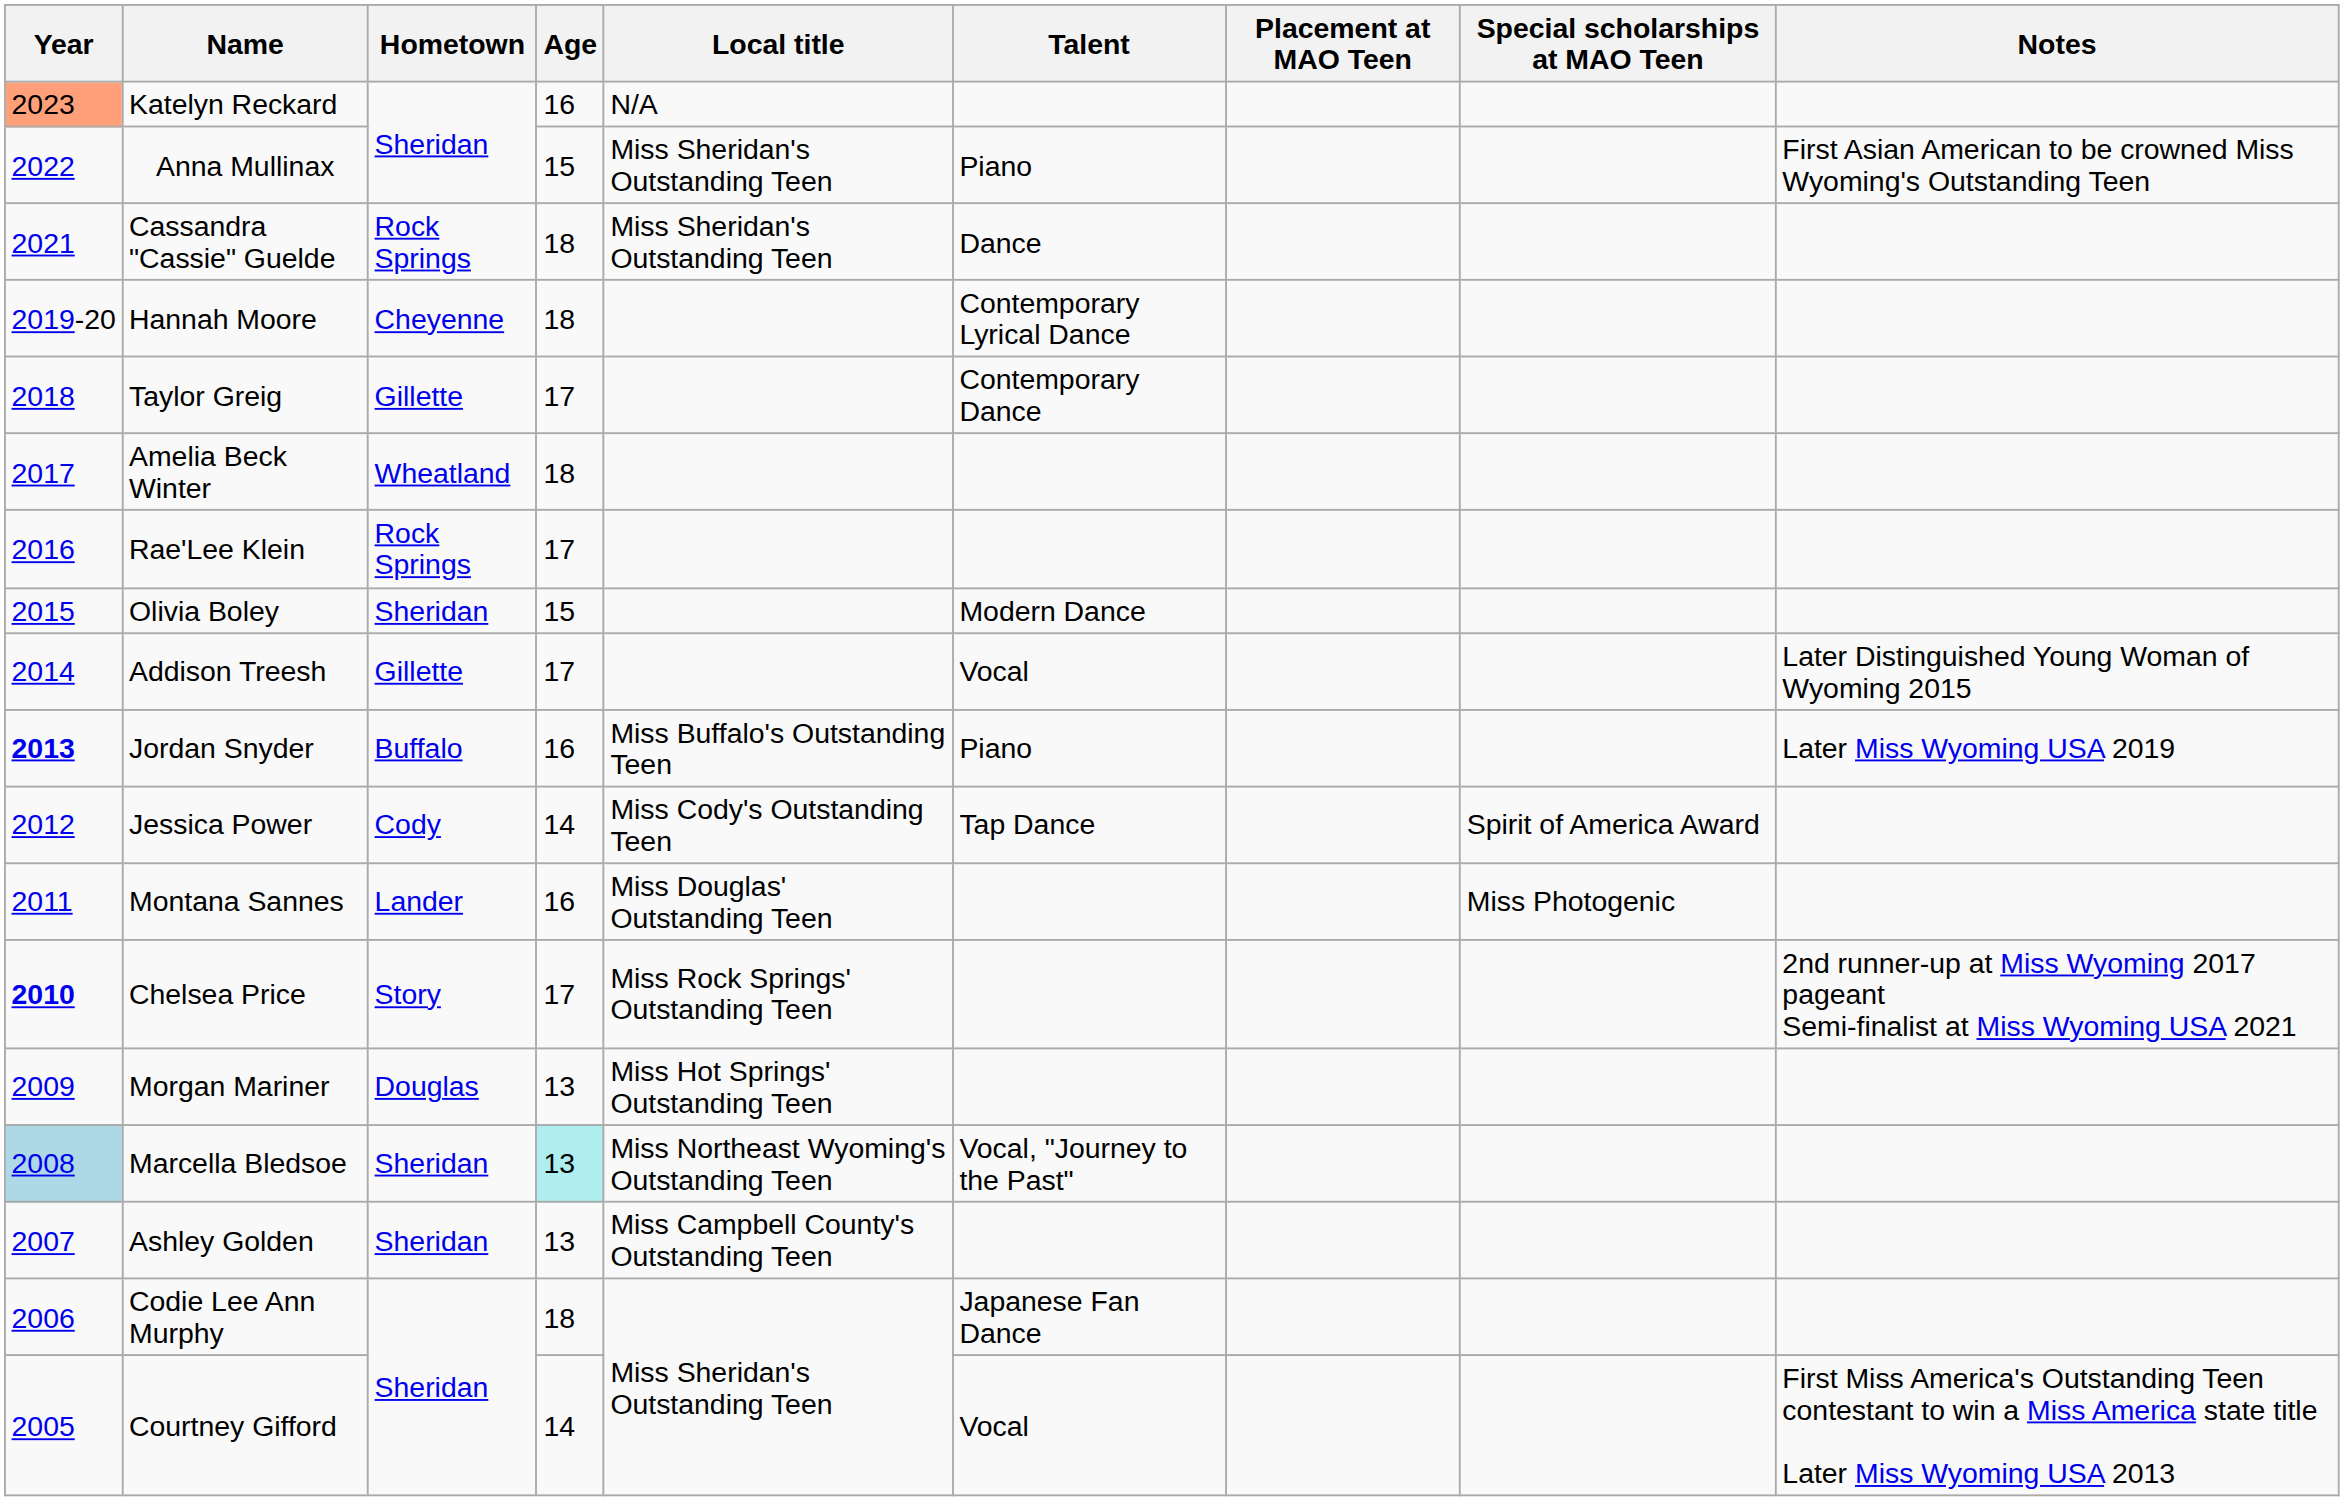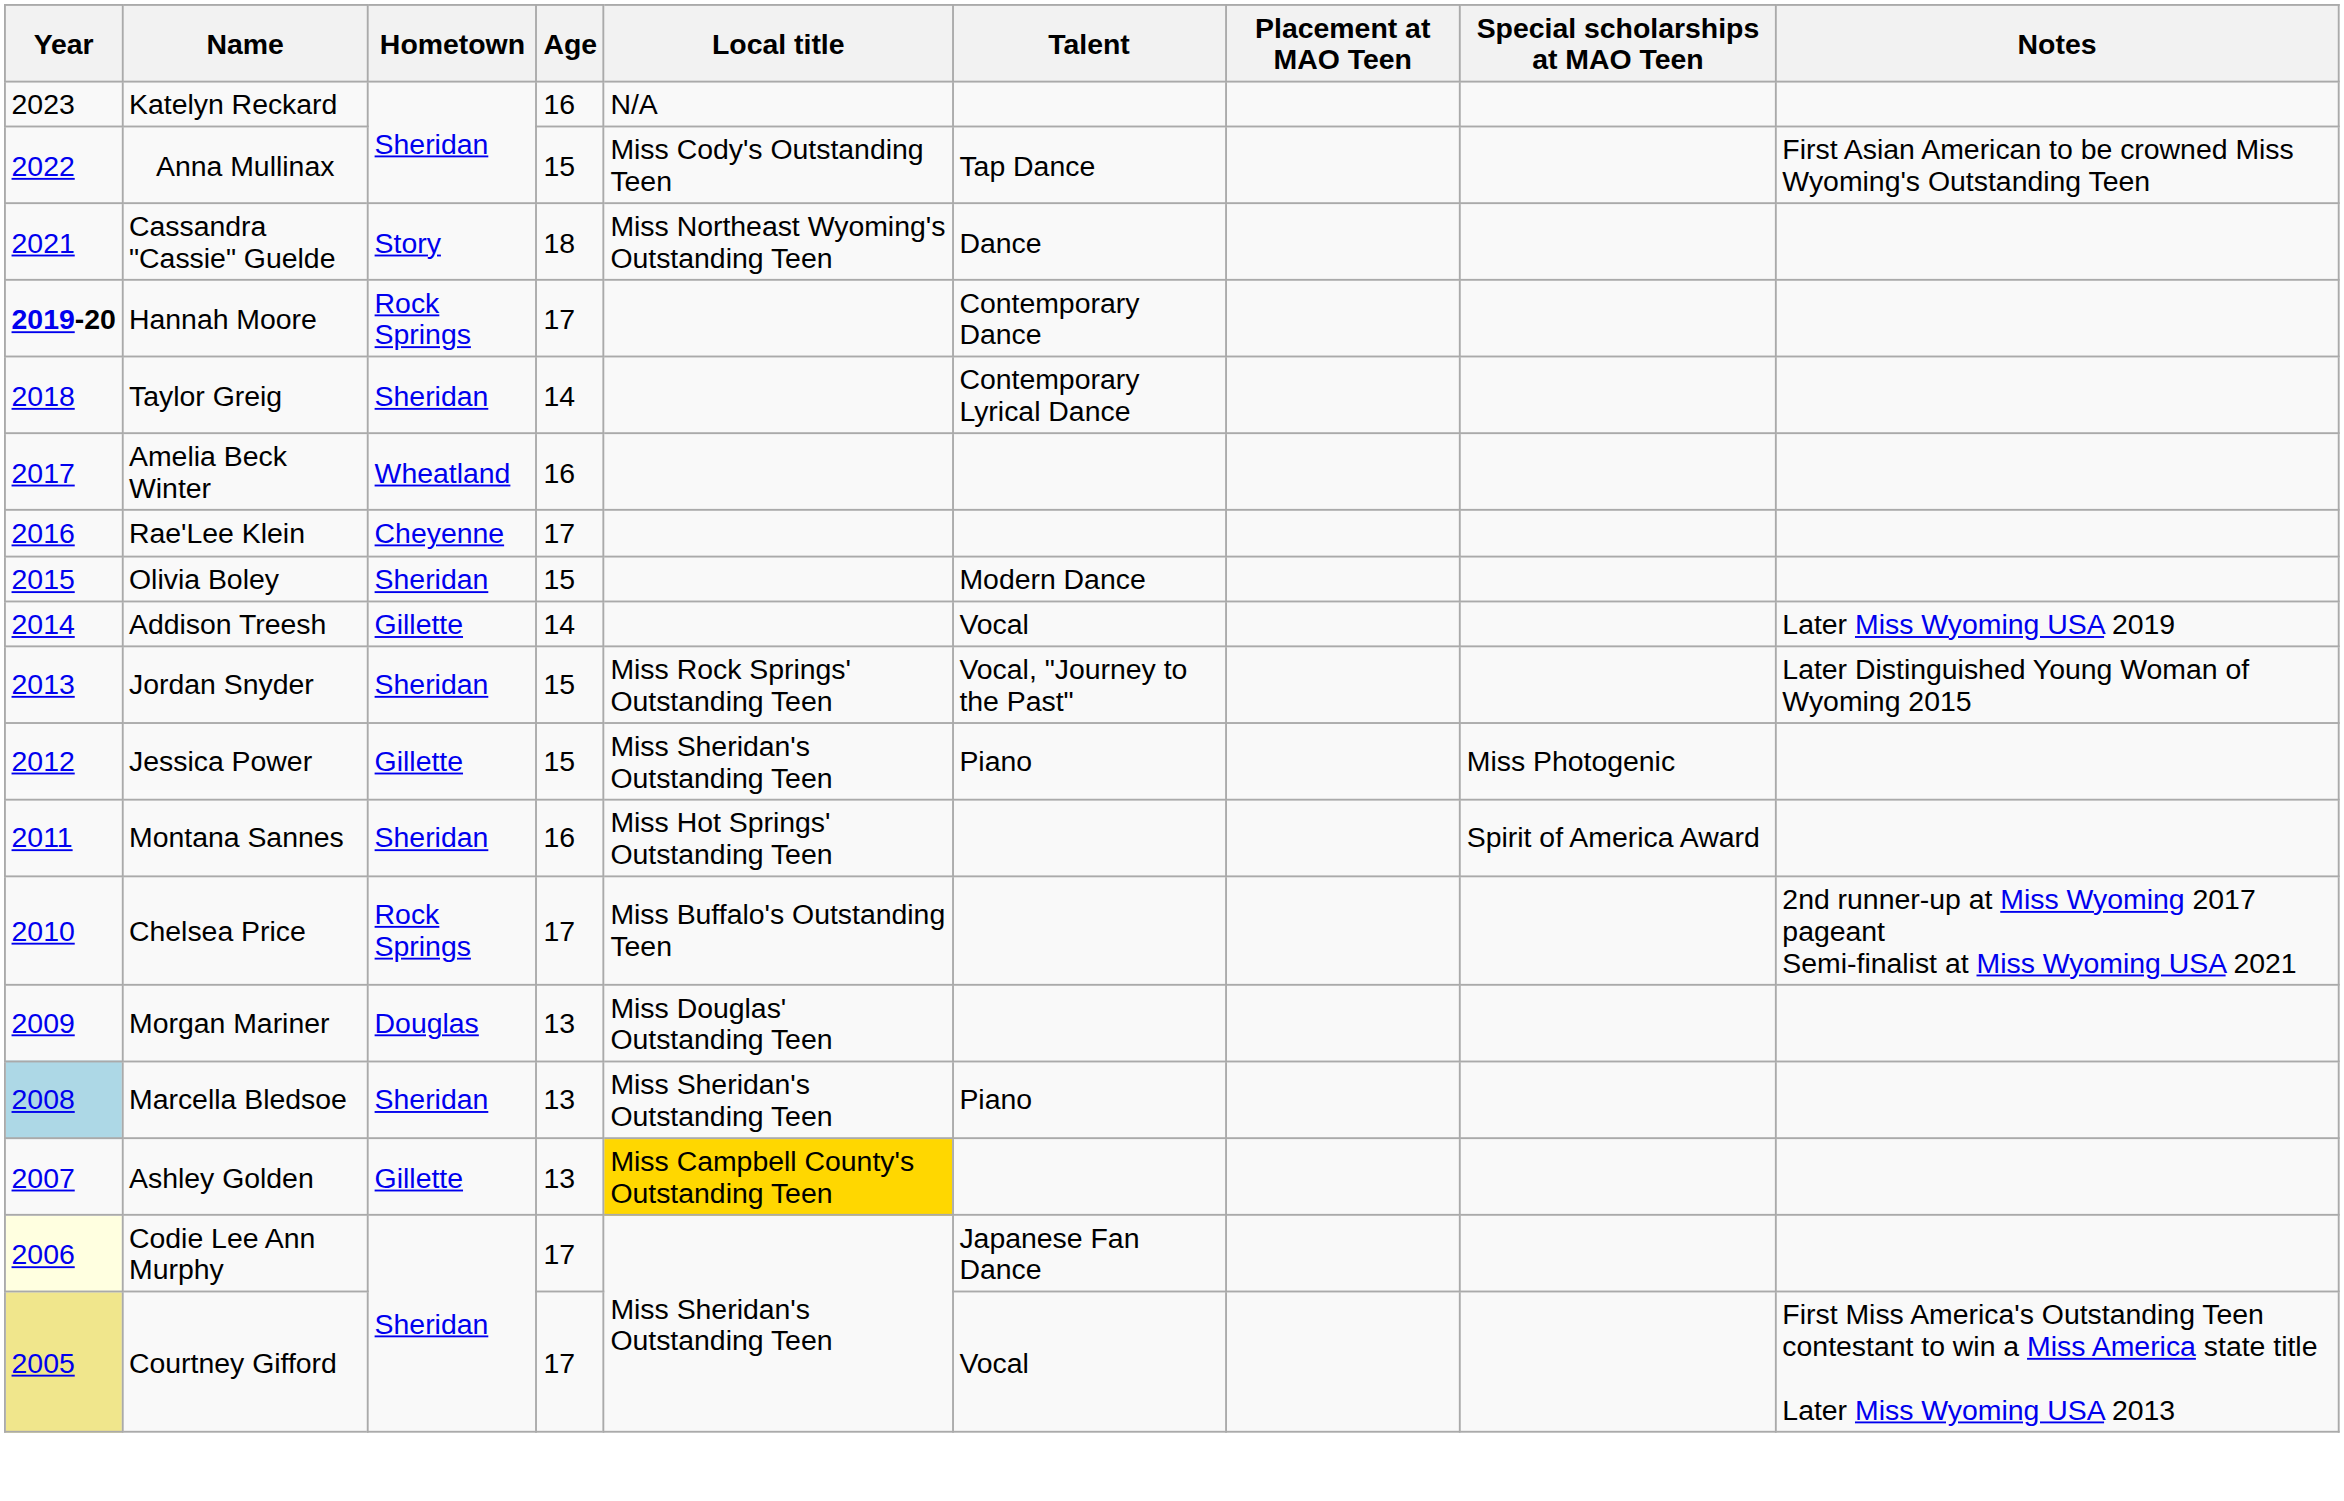(43, 104) lightsalmon background -> (43, 104) no background
(721, 165) Miss Sheridan's Outstanding Teen -> (767, 165) Miss Cody's Outstanding Teen
(996, 165) Piano -> (1027, 165) Tap Dance
(423, 242) Rock Springs -> (408, 242) Story
(721, 242) Miss Sheridan's Outstanding Teen -> (778, 242) Miss Northeast Wyoming's Outstanding Teen
(64, 319) normal -> (64, 319) bold
(439, 319) Cheyenne -> (423, 319) Rock Springs
(559, 319) 18 -> (559, 319) 17
(1049, 319) Contemporary Lyrical Dance -> (1049, 319) Contemporary Dance
(419, 396) Gillette -> (431, 396) Sheridan
(559, 396) 17 -> (559, 396) 14
(1049, 396) Contemporary Dance -> (1049, 396) Contemporary Lyrical Dance
(559, 472) 18 -> (559, 472) 16
(423, 549) Rock Springs -> (439, 533) Cheyenne
(559, 671) 17 -> (559, 623) 14
(2016, 671) Later Distinguished Young Woman of Wyoming 2015 -> (1979, 623) Later Miss Wyoming USA 2019
(43, 748) bold -> (43, 684) normal
(419, 748) Buffalo -> (431, 684) Sheridan
(559, 748) 16 -> (559, 684) 15
(778, 748) Miss Buffalo's Outstanding Teen -> (731, 684) Miss Rock Springs' Outstanding Teen
(996, 748) Piano -> (1073, 684) Vocal, "Journey to the Past"
(1979, 748) Later Miss Wyoming USA 2019 -> (2016, 684) Later Distinguished Young Woman of Wyoming 2015
(408, 825) Cody -> (419, 761) Gillette
(559, 825) 14 -> (559, 761) 15
(767, 825) Miss Cody's Outstanding Teen -> (721, 761) Miss Sheridan's Outstanding Teen
(1027, 825) Tap Dance -> (996, 761) Piano
(1613, 825) Spirit of America Award -> (1571, 761) Miss Photogenic
(419, 901) Lander -> (431, 838) Sheridan
(721, 901) Miss Douglas' Outstanding Teen -> (721, 838) Miss Hot Springs' Outstanding Teen
(1571, 901) Miss Photogenic -> (1613, 838) Spirit of America Award
(43, 994) bold -> (43, 930) normal
(408, 994) Story -> (423, 930) Rock Springs
(731, 994) Miss Rock Springs' Outstanding Teen -> (778, 930) Miss Buffalo's Outstanding Teen
(721, 1087) Miss Hot Springs' Outstanding Teen -> (721, 1023) Miss Douglas' Outstanding Teen
(559, 1164) paleturquoise background -> (559, 1100) no background
(778, 1164) Miss Northeast Wyoming's Outstanding Teen -> (721, 1100) Miss Sheridan's Outstanding Teen
(1073, 1164) Vocal, "Journey to the Past" -> (996, 1100) Piano
(431, 1240) Sheridan -> (419, 1177) Gillette
(762, 1240) no background -> (762, 1177) gold background
(43, 1317) no background -> (43, 1254) lightyellow background
(559, 1317) 18 -> (559, 1254) 17
(43, 1426) no background -> (43, 1362) khaki background
(559, 1426) 14 -> (559, 1362) 17
